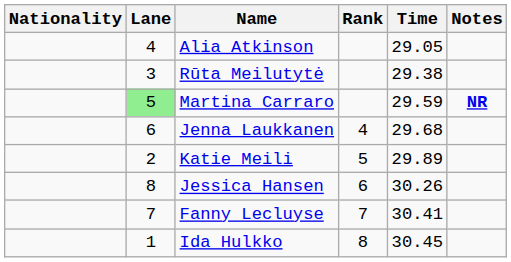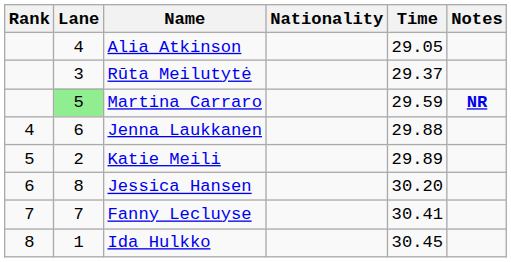columns swapped: (363, 19) <-> (65, 19)
(417, 75) 29.38 -> (417, 75) 29.37
(417, 131) 29.68 -> (417, 131) 29.88
(417, 186) 30.26 -> (417, 186) 30.20
